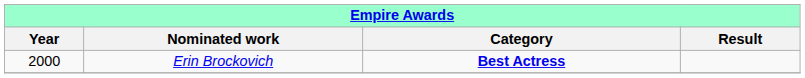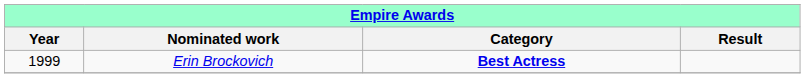(44, 61) 2000 -> (44, 61) 1999
